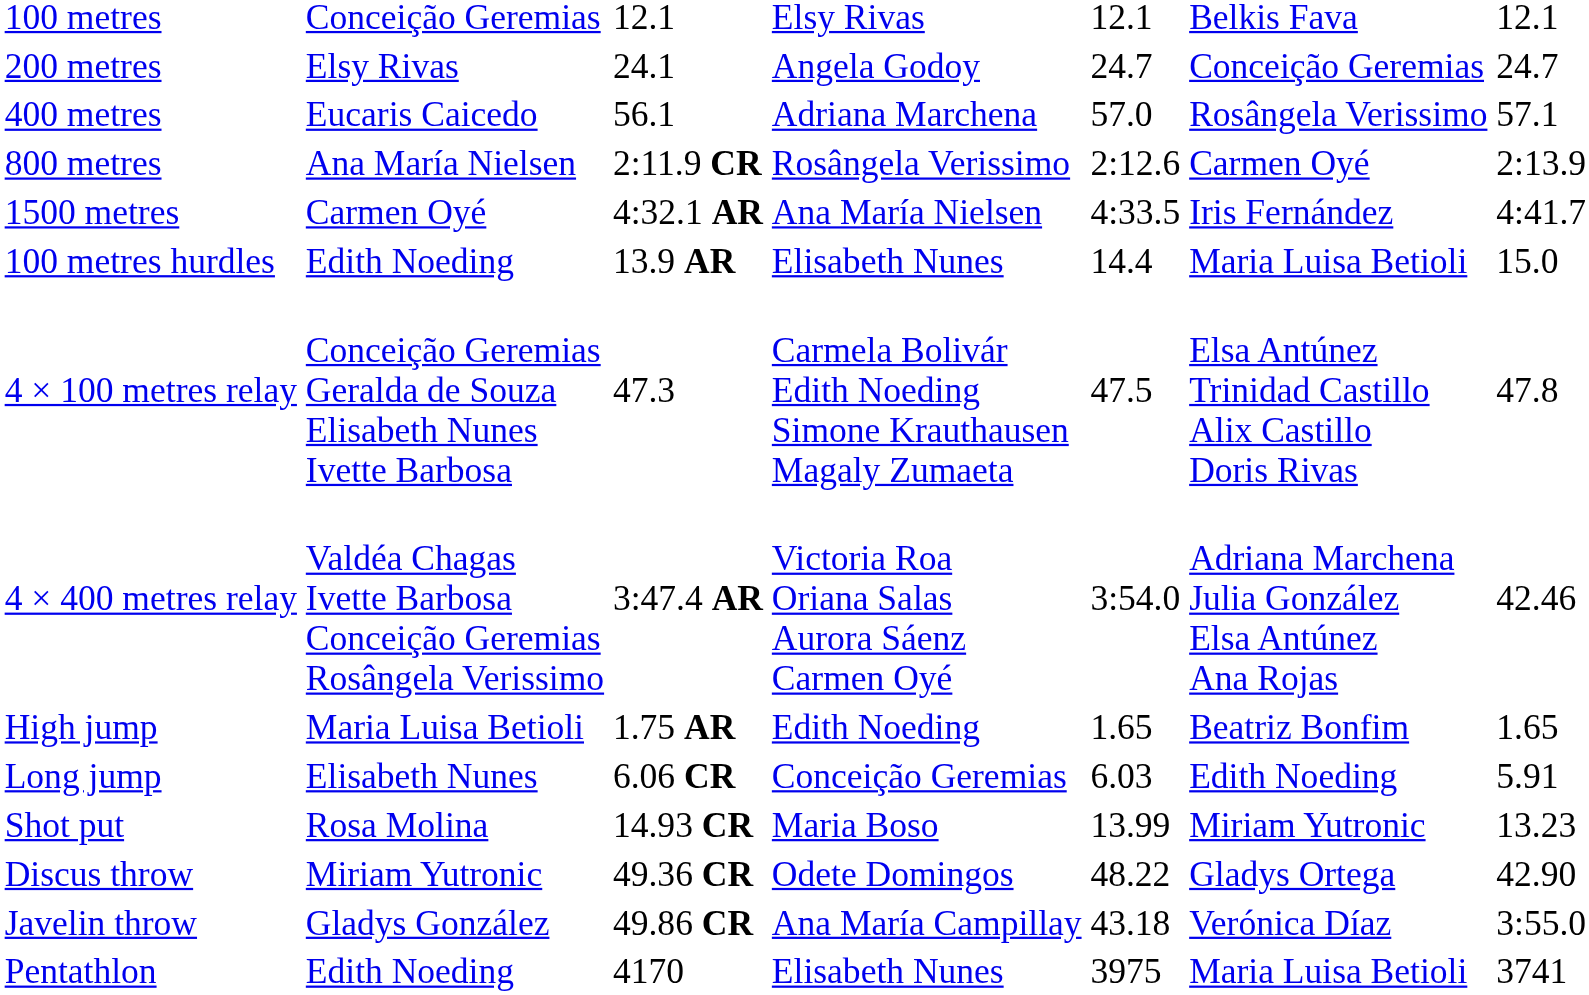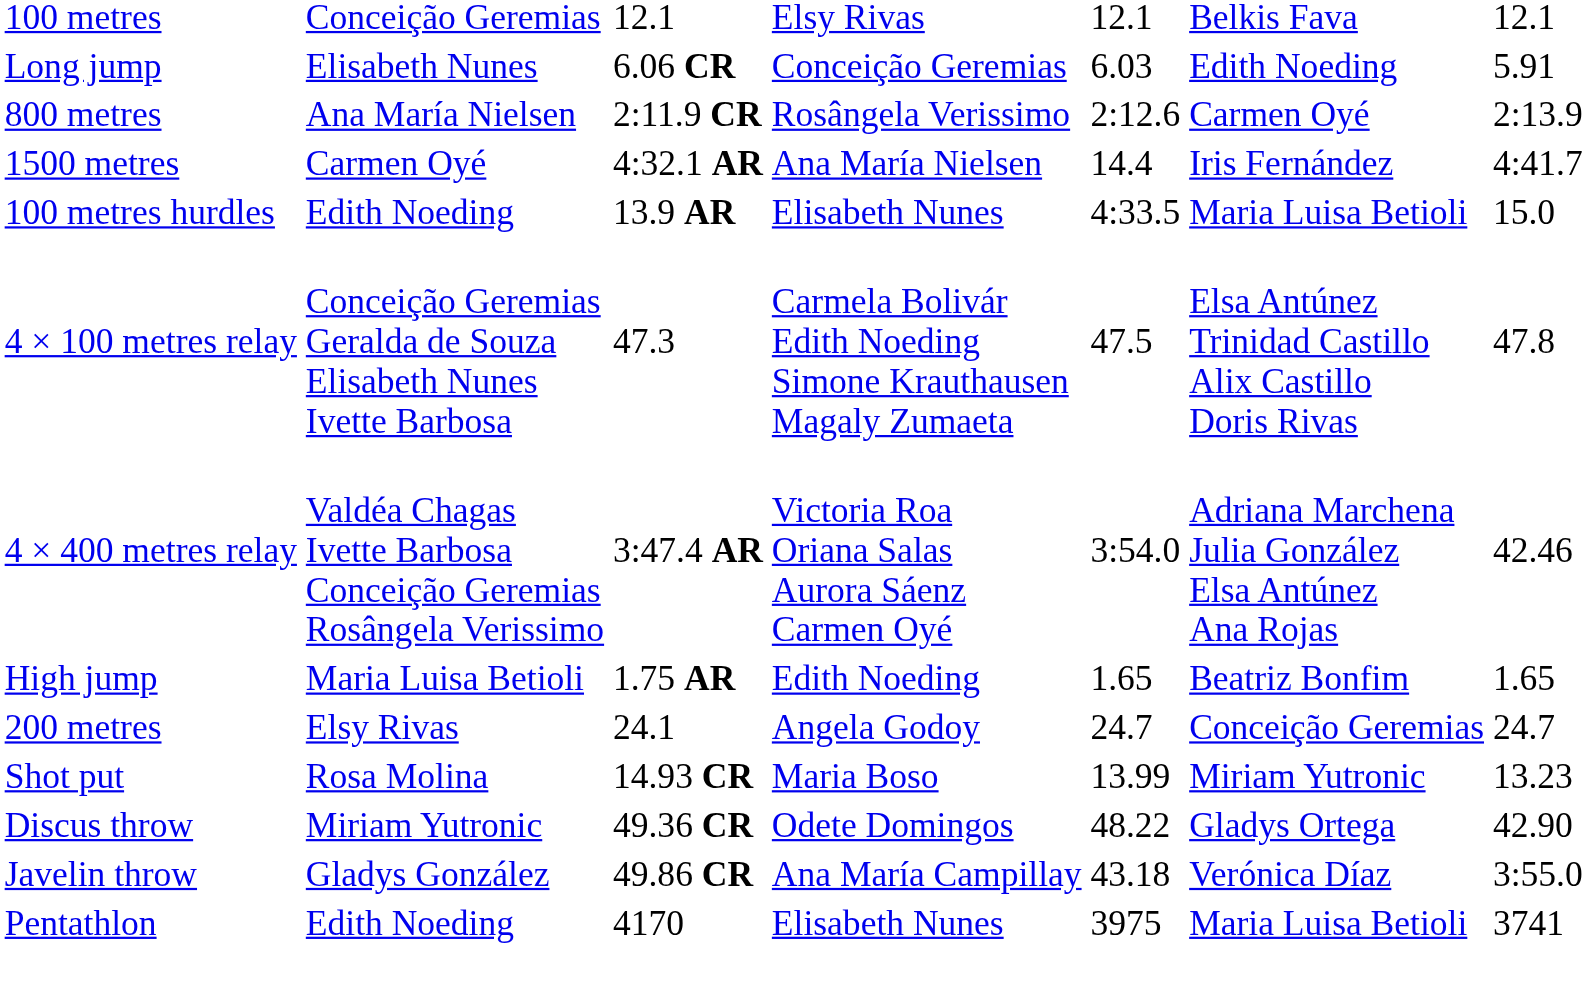rows swapped: (83, 65) <-> (83, 776)
- row: (83, 114)
(1135, 212) 4:33.5 -> (1122, 163) 14.4
(1122, 261) 14.4 -> (1135, 212) 4:33.5
